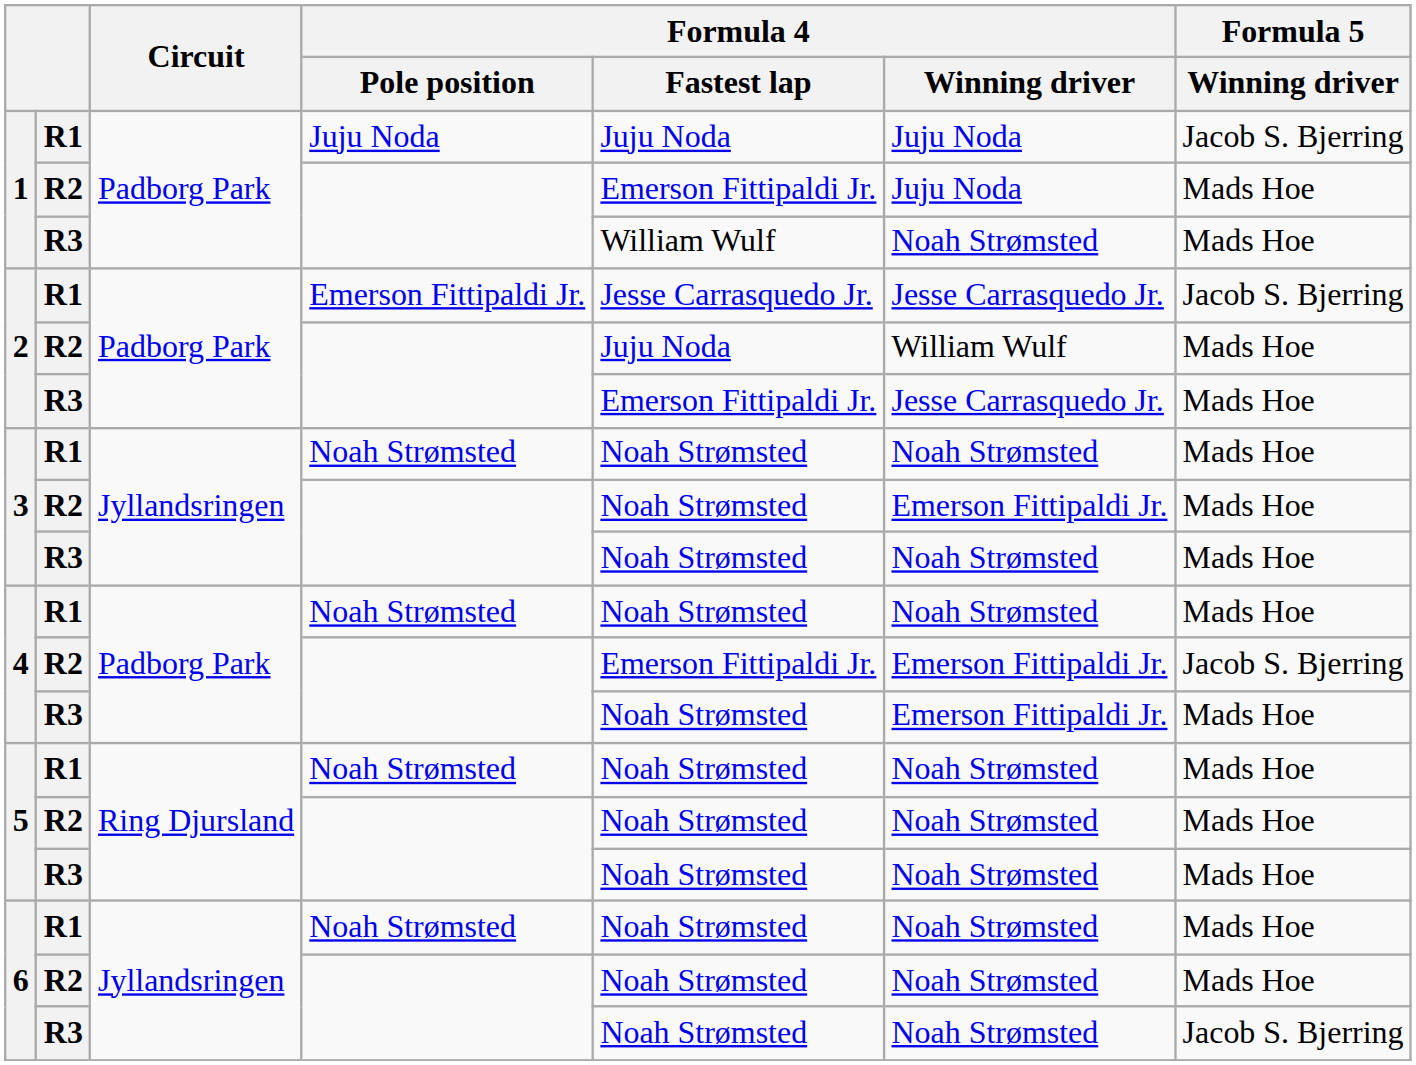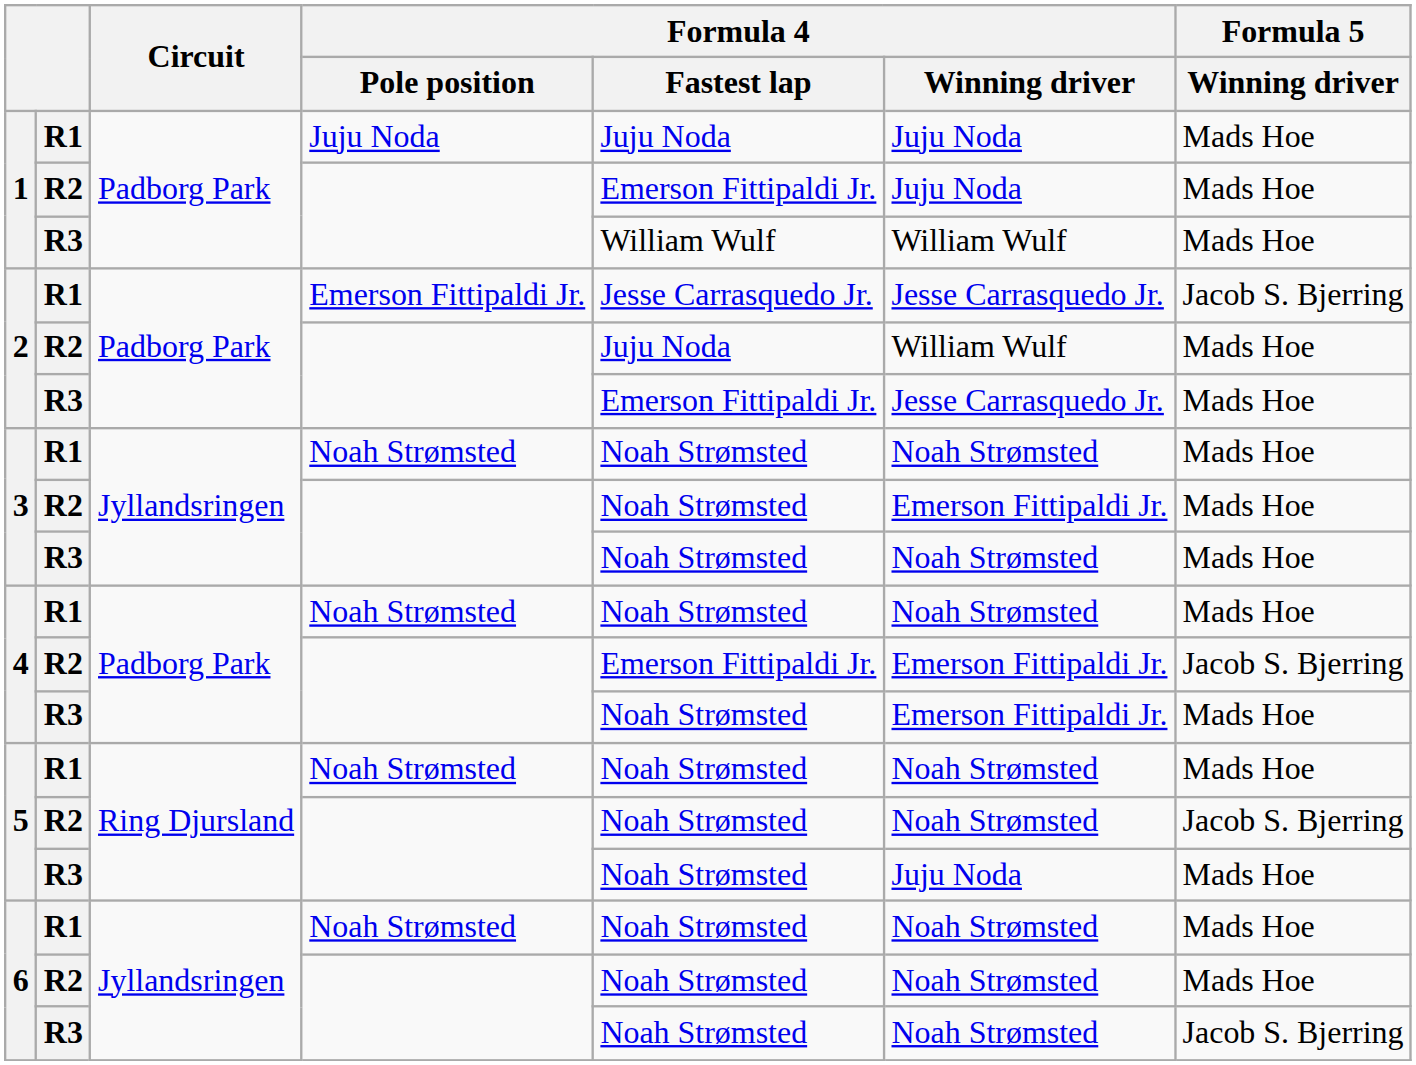(1293, 135) Jacob S. Bjerring -> (1249, 135) Mads Hoe
(995, 241) Noah Strømsted -> (979, 241) William Wulf
(1249, 821) Mads Hoe -> (1293, 821) Jacob S. Bjerring
(995, 874) Noah Strømsted -> (957, 874) Juju Noda
